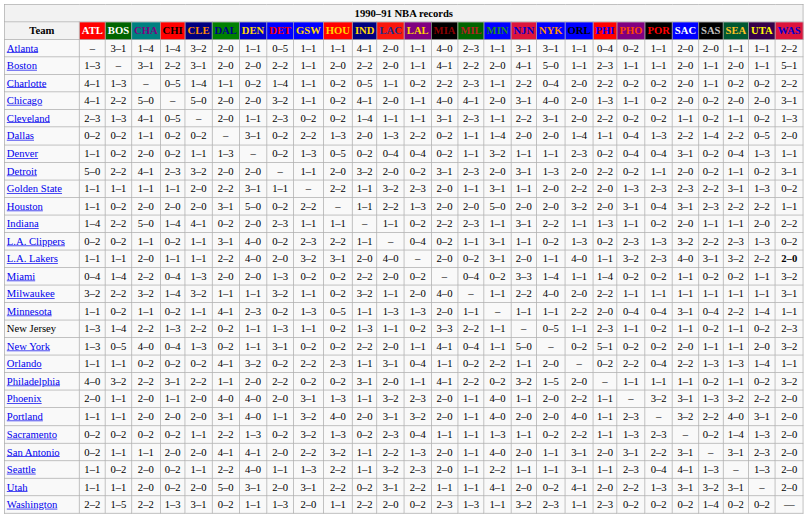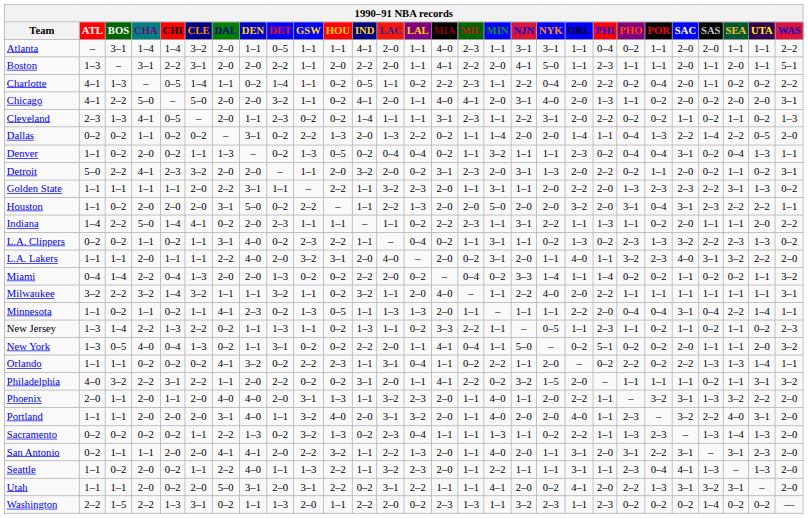(659, 83) 0–2 -> (659, 83) 0–4
(789, 259) bold -> (789, 259) normal
(659, 364) 0–4 -> (659, 364) 0–2
(762, 381) 0–2 -> (762, 381) 3–1
(711, 434) 0–2 -> (711, 434) 1–3
